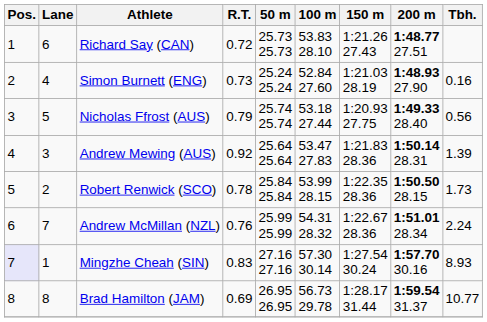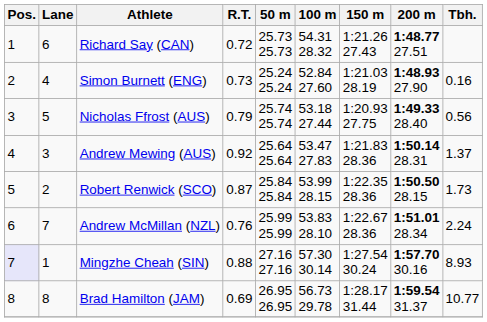(315, 44) 53.83 28.10 -> (315, 44) 54.31 28.32
(459, 153) 1.39 -> (459, 153) 1.37
(239, 189) 0.78 -> (239, 189) 0.87
(315, 226) 54.31 28.32 -> (315, 226) 53.83 28.10
(239, 262) 0.83 -> (239, 262) 0.88
